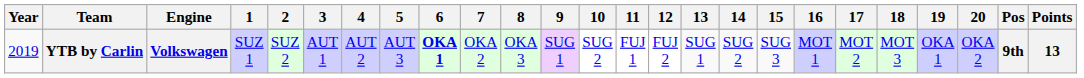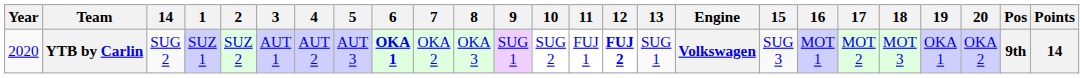columns swapped: (189, 16) <-> (738, 16)
(23, 50) 2019 -> (23, 50) 2020
(665, 50) normal -> (620, 50) bold
(1052, 50) 13 -> (1055, 50) 14
